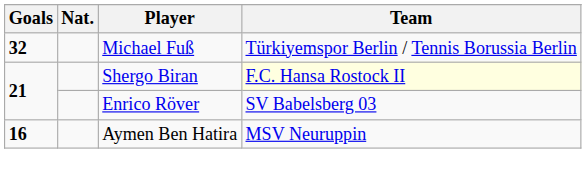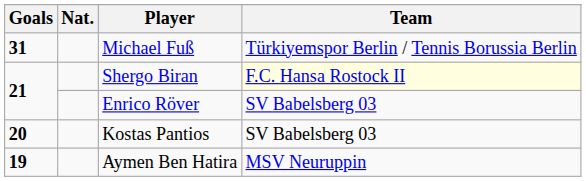(18, 47) 32 -> (18, 47) 31
+ row: (156, 133)
(18, 133) 16 -> (18, 162) 19
